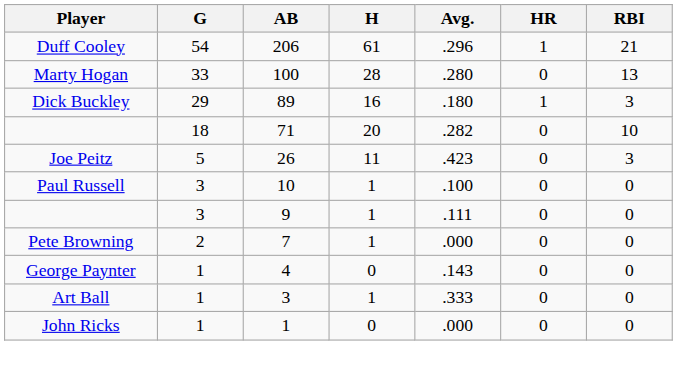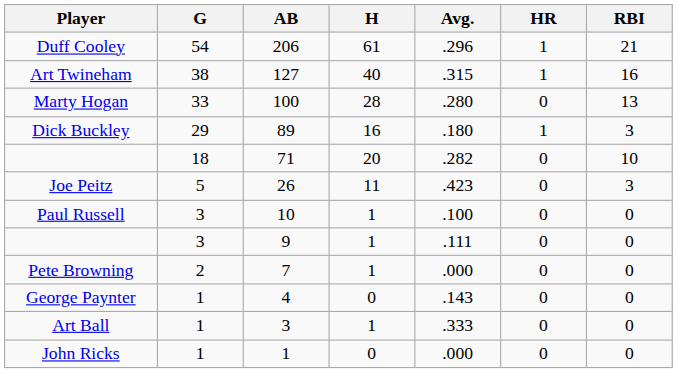+ row: (81, 74)
